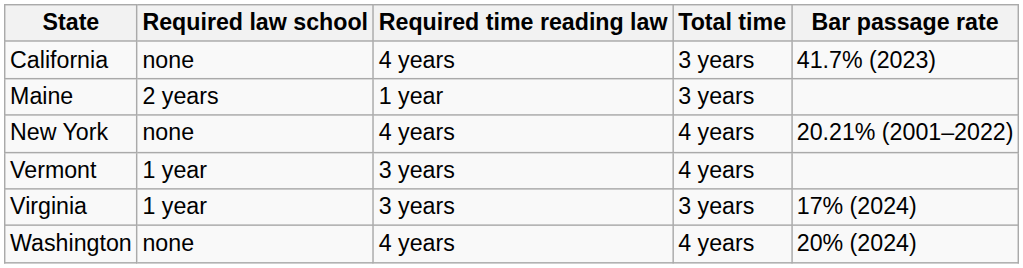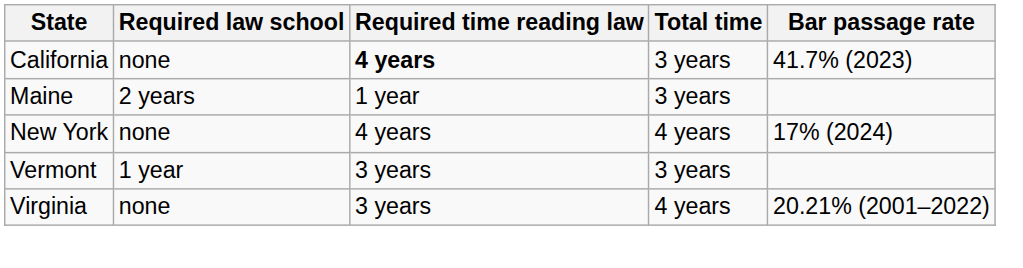(417, 59) normal -> (395, 59) bold
(905, 133) 20.21% (2001–2022) -> (833, 133) 17% (2024)
(716, 170) 4 years -> (693, 170) 3 years
(175, 206) 1 year -> (145, 206) none
(716, 206) 3 years -> (693, 206) 4 years
(857, 206) 17% (2024) -> (881, 206) 20.21% (2001–2022)
- row: (71, 243)
